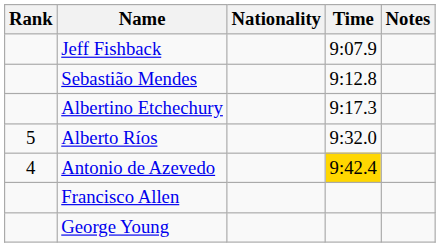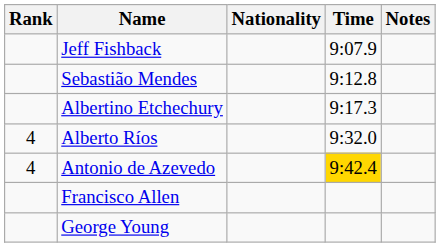(31, 138) 5 -> (31, 138) 4
